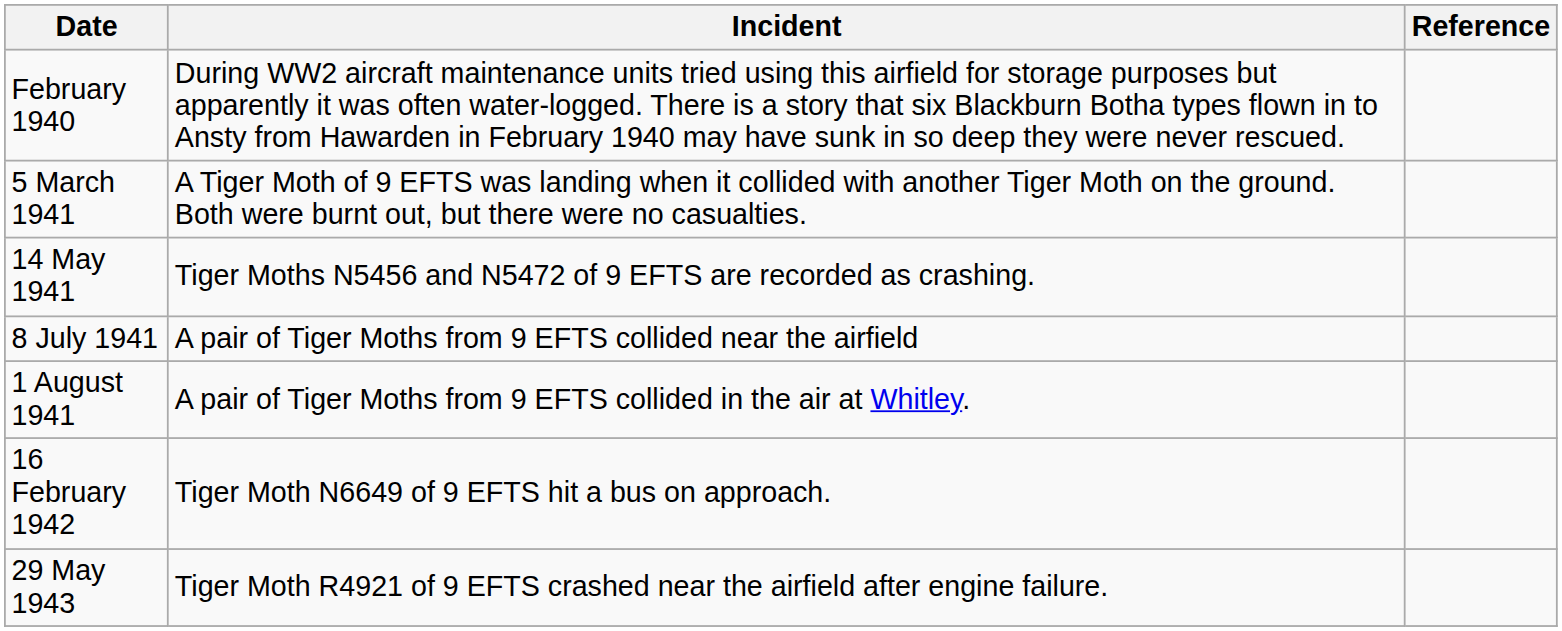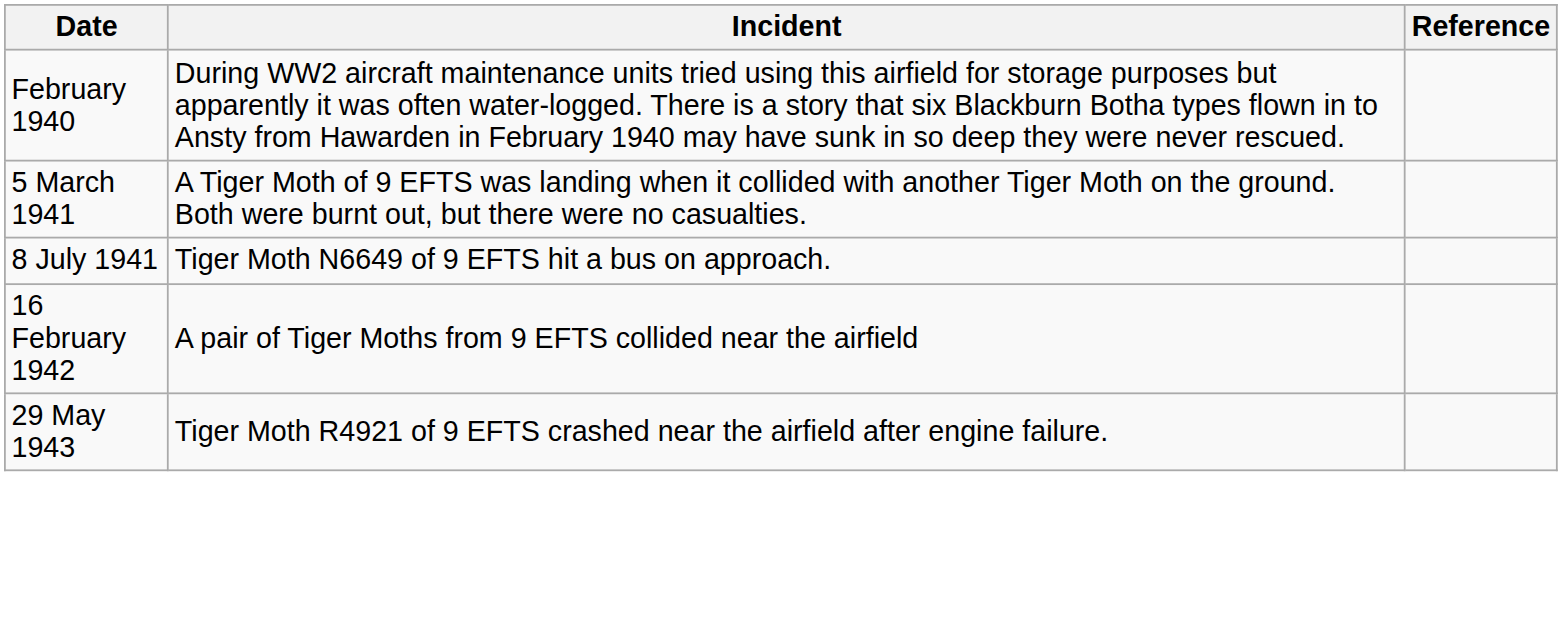- row: (58, 276)
(547, 337) A pair of Tiger Moths from 9 EFTS collided near the airfield -> (503, 260) Tiger Moth N6649 of 9 EFTS hit a bus on approach.
- row: (67, 399)
(503, 493) Tiger Moth N6649 of 9 EFTS hit a bus on approach. -> (547, 337) A pair of Tiger Moths from 9 EFTS collided near the airfield
